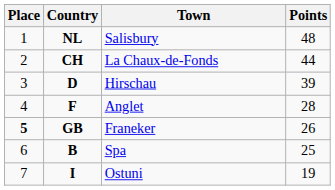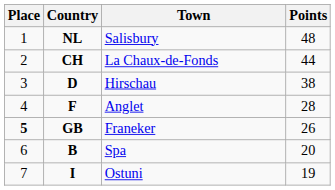(308, 83) 39 -> (308, 83) 38
(308, 151) 25 -> (308, 151) 20
